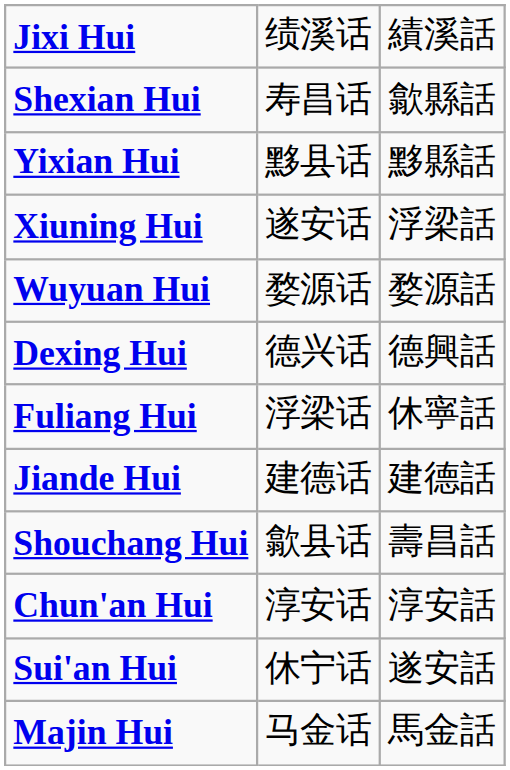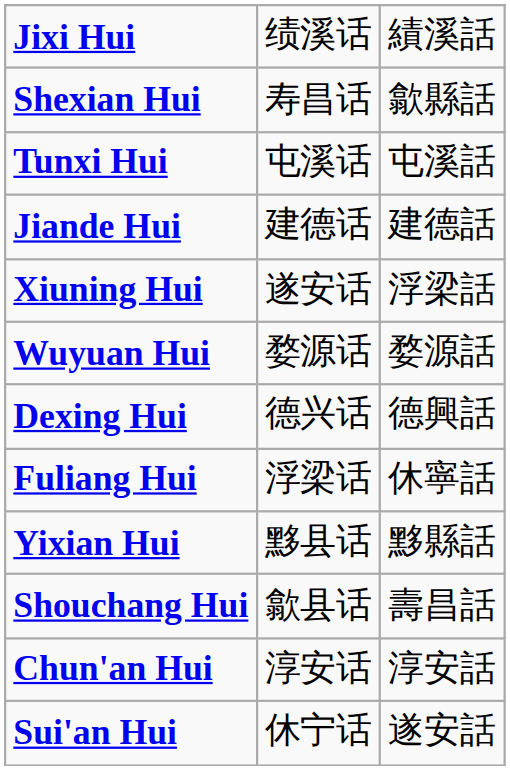+ row: (91, 162)
rows swapped: (96, 162) <-> (97, 479)
- row: (93, 732)
